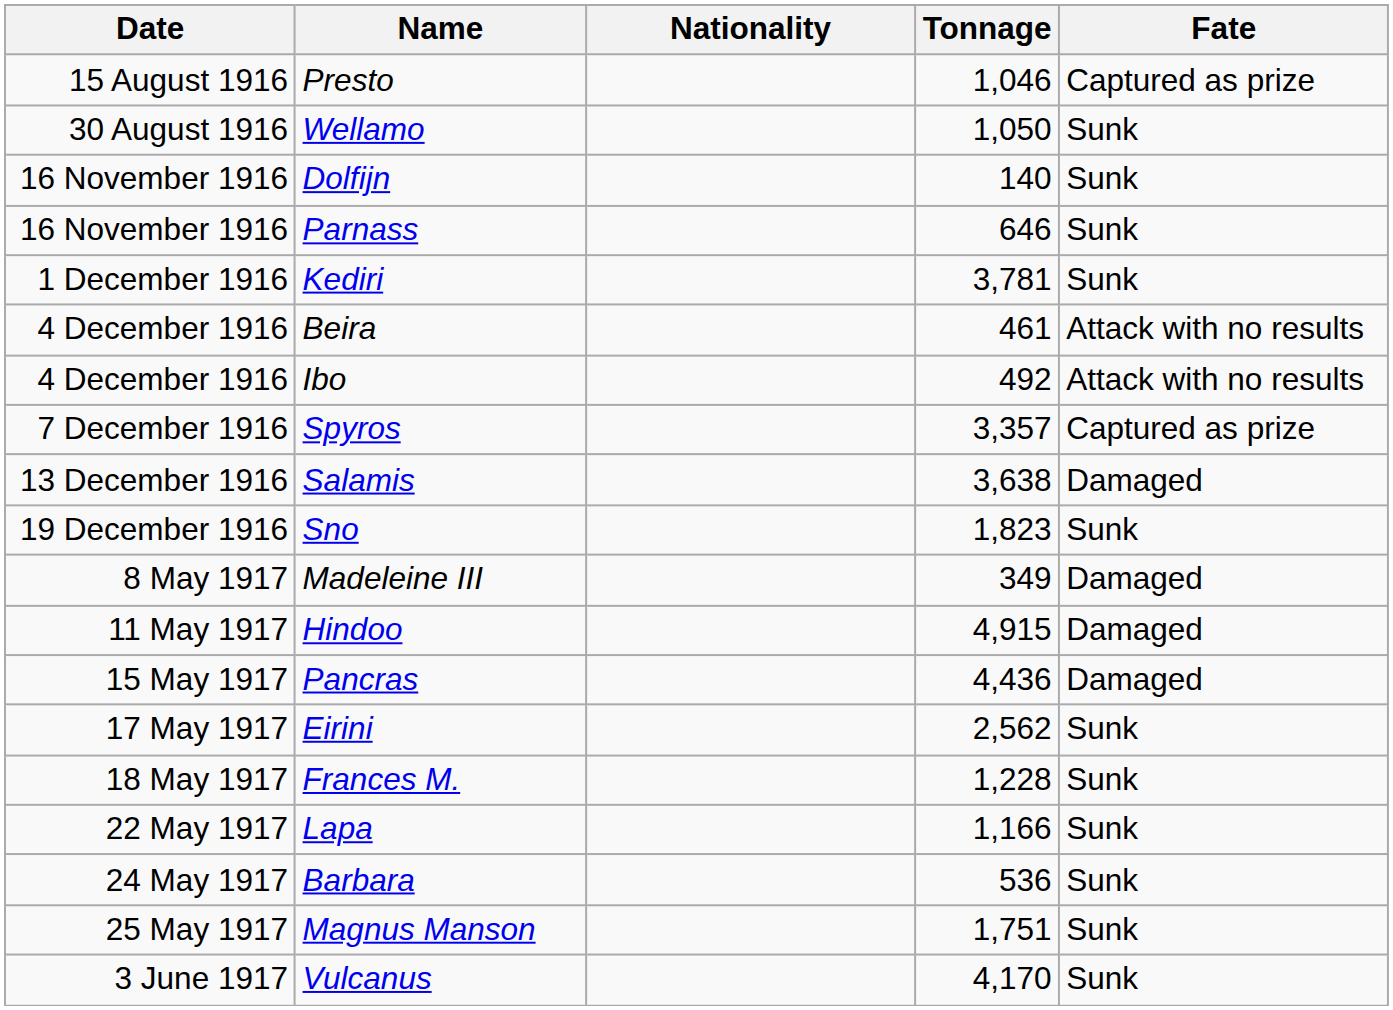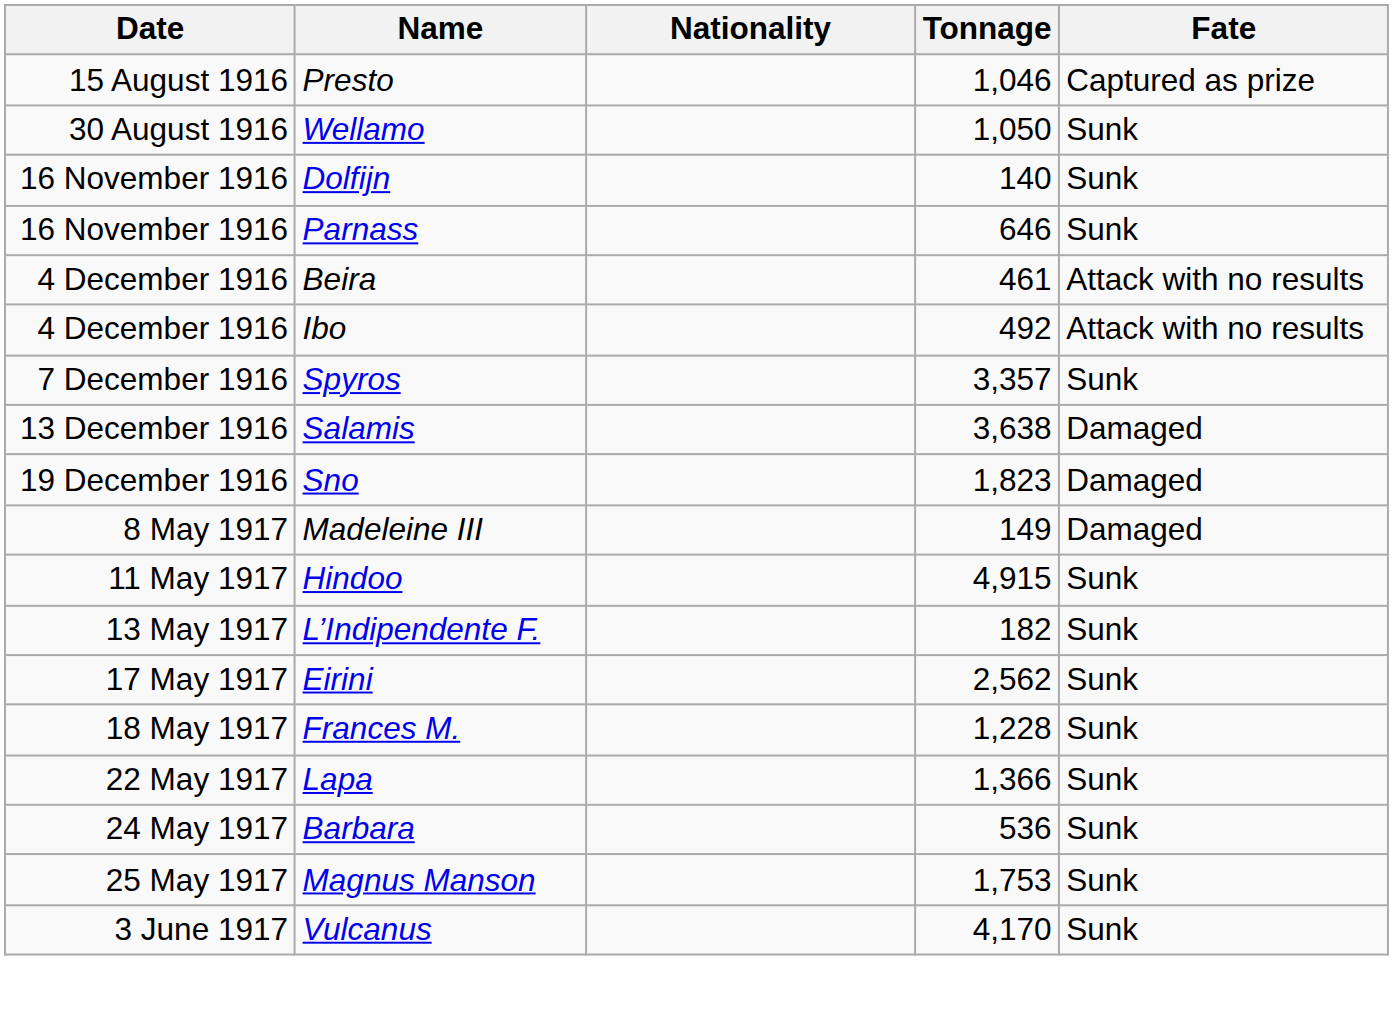- row: (343, 279)
(1191, 429) Captured as prize -> (1102, 379) Sunk
(1102, 529) Sunk -> (1135, 479) Damaged
(1025, 579) 349 -> (1025, 529) 149
(1135, 629) Damaged -> (1102, 579) Sunk
+ row: (421, 629)
- row: (360, 679)
(1012, 829) 1,166 -> (1012, 779) 1,366
(1012, 929) 1,751 -> (1012, 879) 1,753
